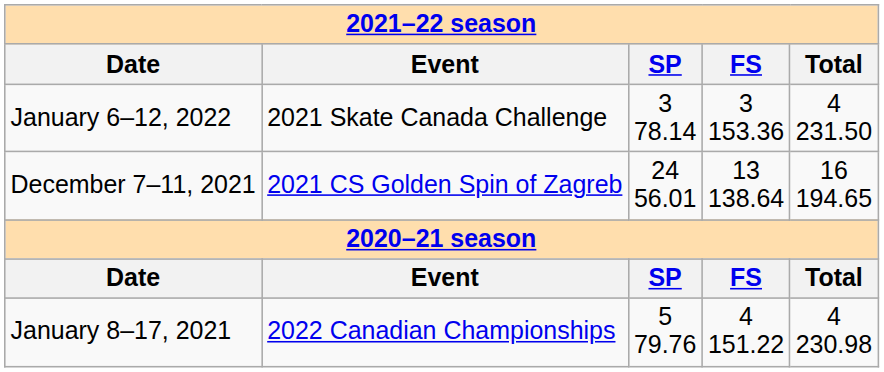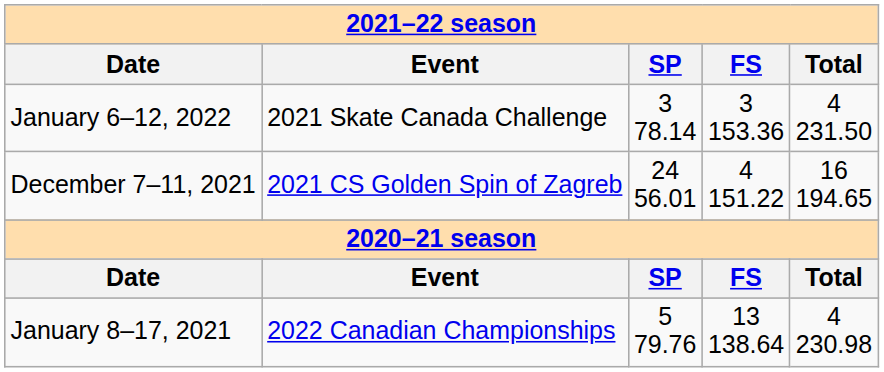(746, 185) 13 138.64 -> (746, 185) 4 151.22
(746, 332) 4 151.22 -> (746, 332) 13 138.64
